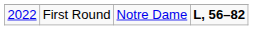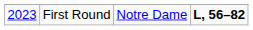(22, 14) 2022 -> (22, 14) 2023
